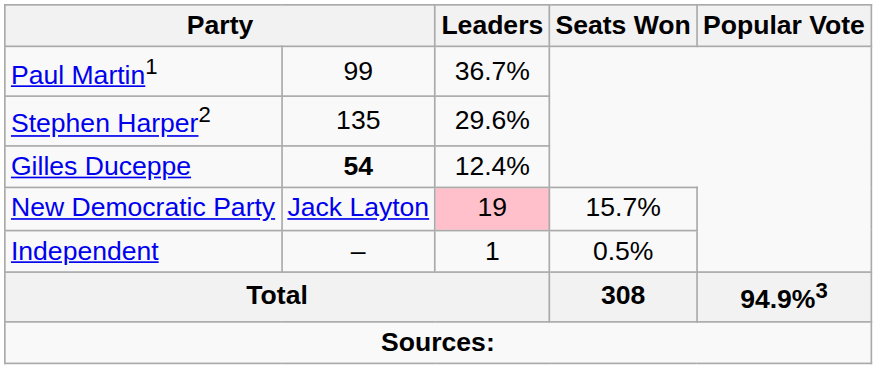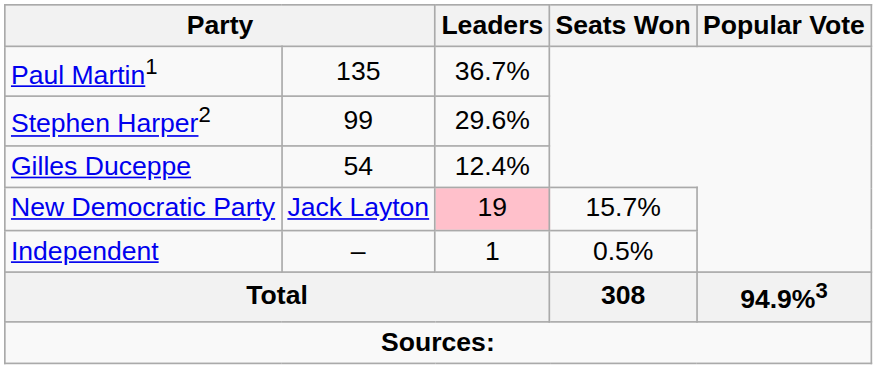(358, 71) 99 -> (358, 71) 135
(358, 120) 135 -> (358, 120) 99
(358, 166) bold -> (358, 166) normal
